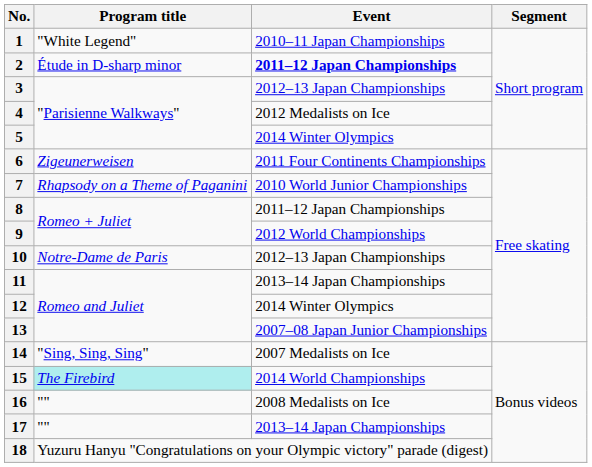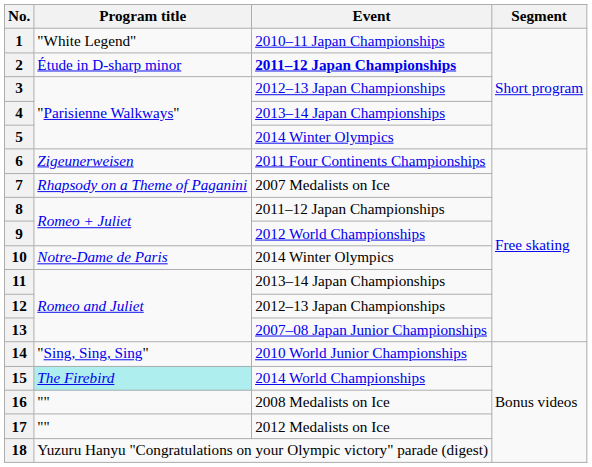(322, 112) 2012 Medalists on Ice -> (350, 112) 2013–14 Japan Championships
(361, 185) 2010 World Junior Championships -> (322, 185) 2007 Medalists on Ice
(350, 257) 2012–13 Japan Championships -> (324, 257) 2014 Winter Olympics
(324, 305) 2014 Winter Olympics -> (350, 305) 2012–13 Japan Championships
(322, 354) 2007 Medalists on Ice -> (361, 354) 2010 World Junior Championships
(350, 426) 2013–14 Japan Championships -> (322, 426) 2012 Medalists on Ice
